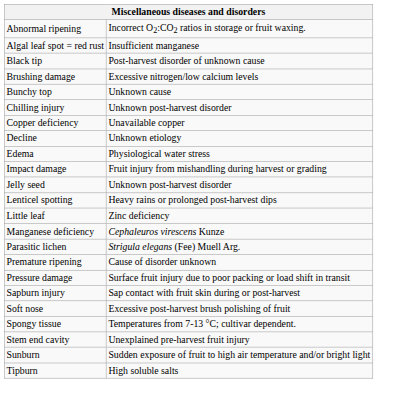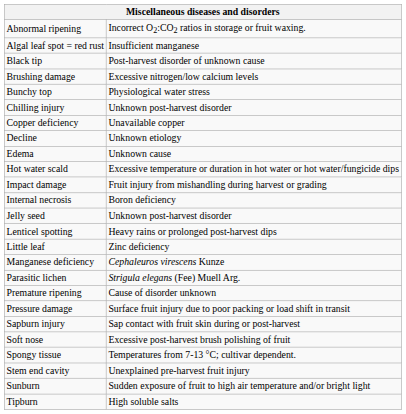(140, 92) Unknown cause -> (159, 92) Physiological water stress
(159, 154) Physiological water stress -> (140, 154) Unknown cause
+ row: (37, 169)
+ row: (39, 200)
